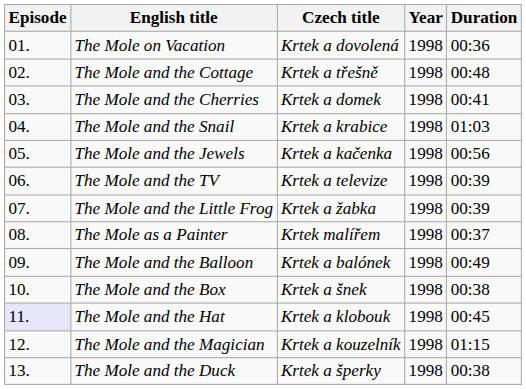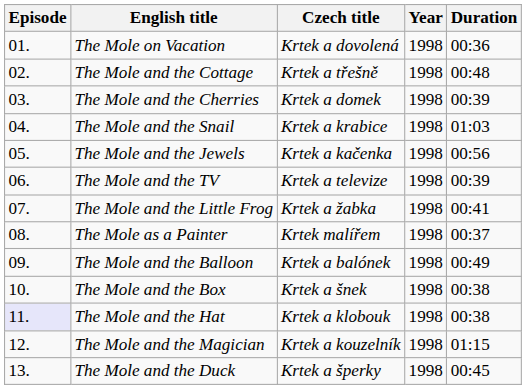(470, 99) 00:41 -> (470, 99) 00:39
(470, 208) 00:39 -> (470, 208) 00:41
(470, 316) 00:45 -> (470, 316) 00:38
(470, 371) 00:38 -> (470, 371) 00:45
